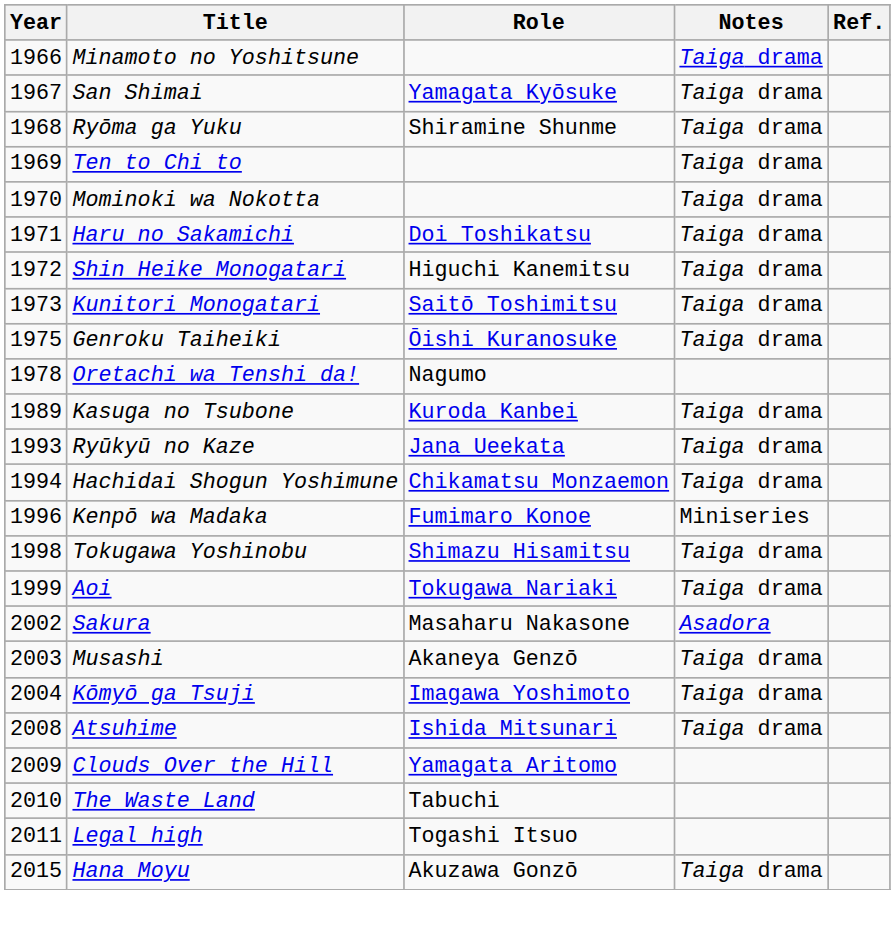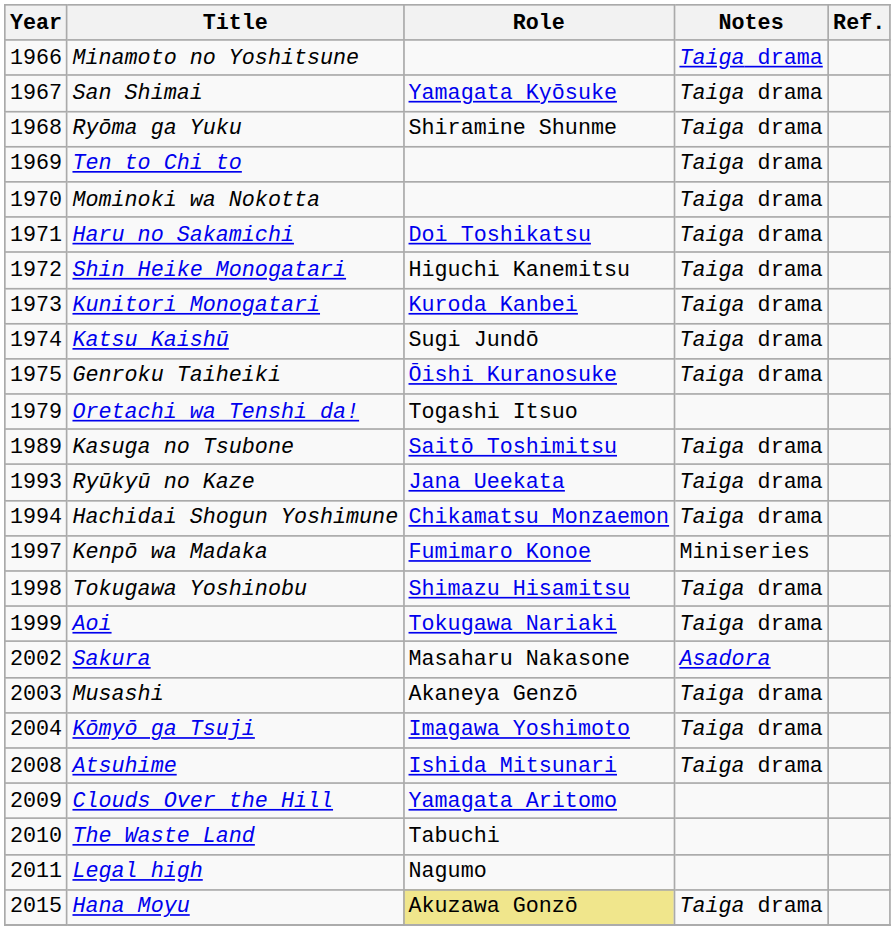(513, 306) Saitō Toshimitsu -> (493, 306) Kuroda Kanbei
+ row: (151, 341)
(36, 376) 1978 -> (36, 412) 1979
(448, 376) Nagumo -> (493, 412) Togashi Itsuo
(493, 412) Kuroda Kanbei -> (513, 447) Saitō Toshimitsu
(36, 518) 1996 -> (36, 553) 1997
(493, 836) Togashi Itsuo -> (448, 872) Nagumo
(493, 872) no background -> (493, 907) khaki background
